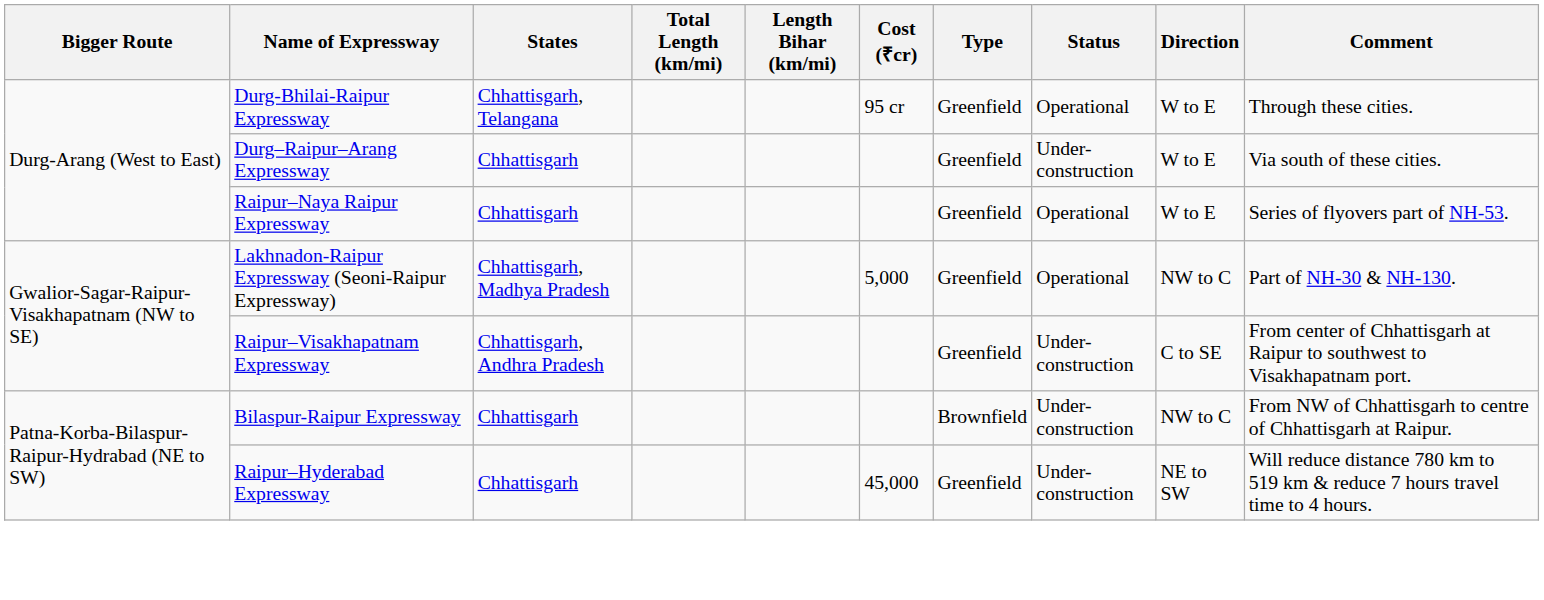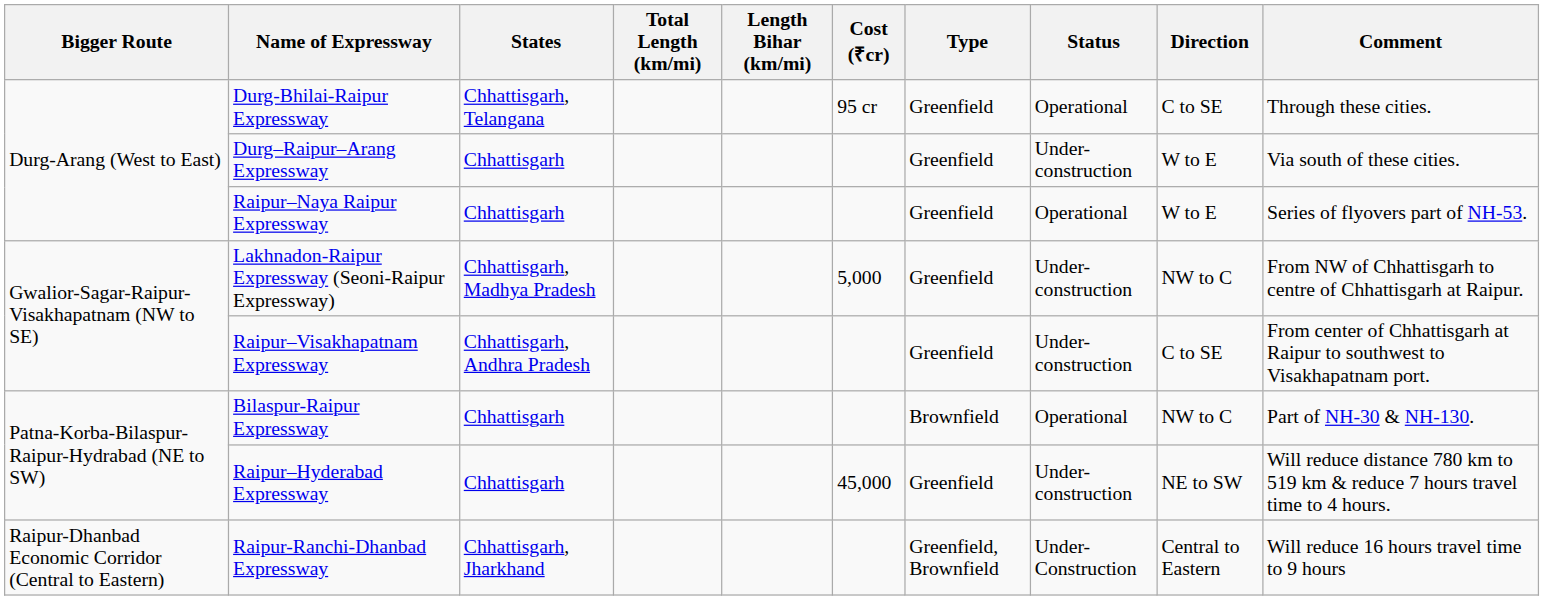(1188, 106) W to E -> (1192, 106) C to SE
(1083, 277) Operational -> (1083, 277) Under-construction
(1352, 277) Part of NH-30 & NH-130. -> (1395, 277) From NW of Chhattisgarh to centre of Chhattisgarh at Raipur.
(1085, 417) Under-construction -> (1081, 417) Operational
(1389, 417) From NW of Chhattisgarh to centre of Chhattisgarh at Raipur. -> (1371, 417) Part of NH-30 & NH-130.
+ row: (330, 557)
